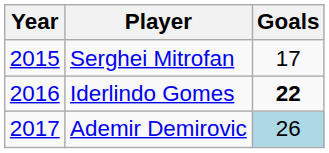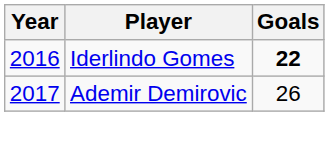- row: (152, 57)
(288, 128) lightblue background -> (288, 93) no background
